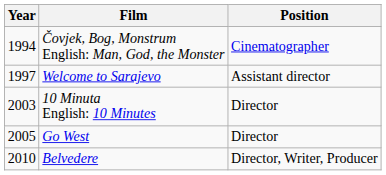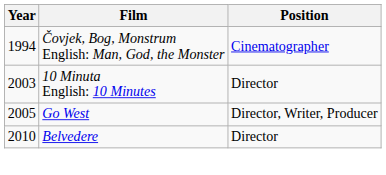- row: (102, 76)
(255, 136) Director -> (304, 114) Director, Writer, Producer
(304, 158) Director, Writer, Producer -> (255, 136) Director
